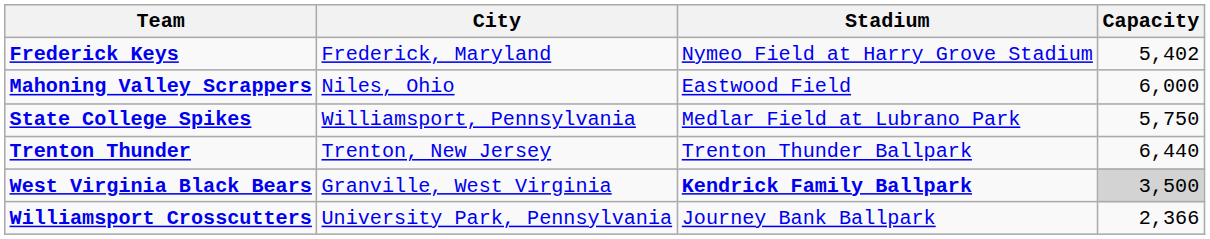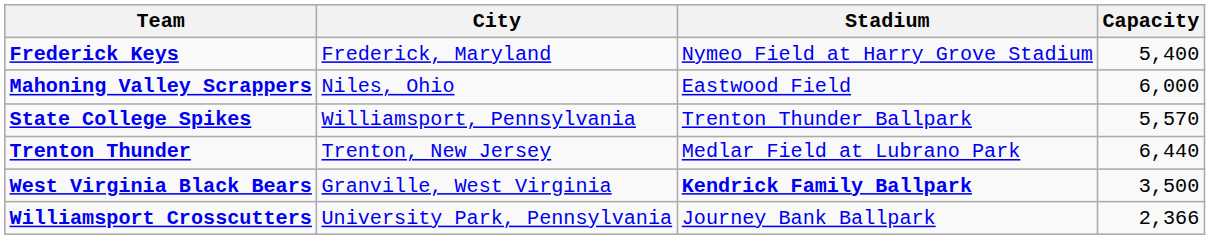(1169, 54) 5,402 -> (1169, 54) 5,400
(851, 120) Medlar Field at Lubrano Park -> (827, 120) Trenton Thunder Ballpark
(1169, 120) 5,750 -> (1169, 120) 5,570
(827, 153) Trenton Thunder Ballpark -> (851, 153) Medlar Field at Lubrano Park
(1169, 185) lightgrey background -> (1169, 185) no background
